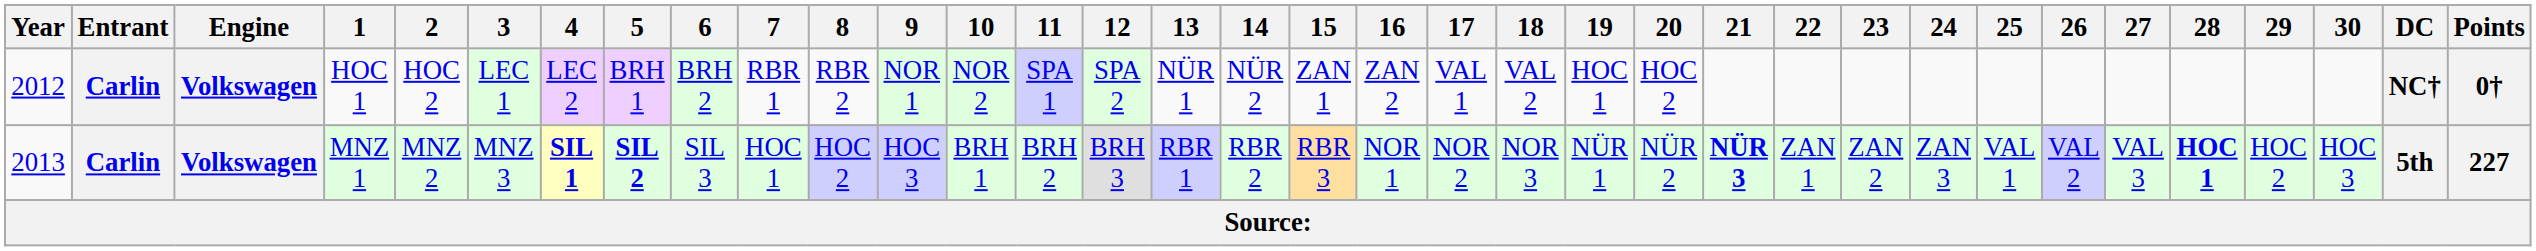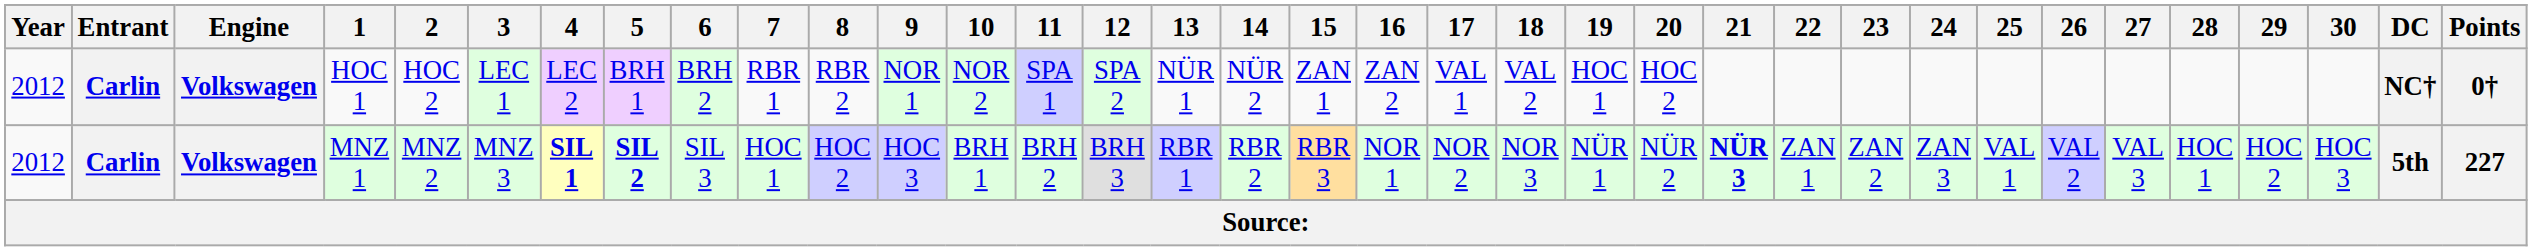(38, 161) 2013 -> (38, 161) 2012
(2207, 161) bold -> (2205, 161) normal
